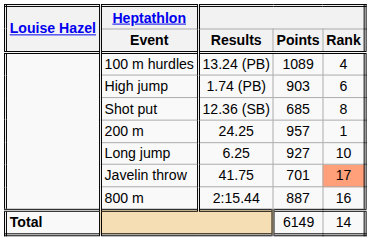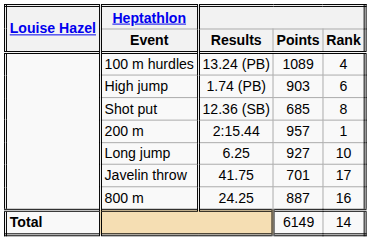(236, 131) 24.25 -> (236, 131) 2:15.44
(344, 176) lightsalmon background -> (344, 176) no background
(236, 198) 2:15.44 -> (236, 198) 24.25
